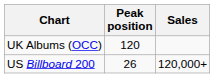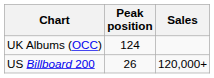(130, 45) 120 -> (130, 45) 124
